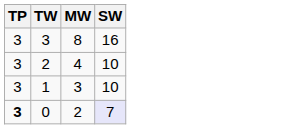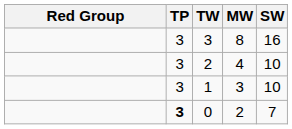+ column: (85, 16)
(110, 111) lavender background -> (272, 111) no background
